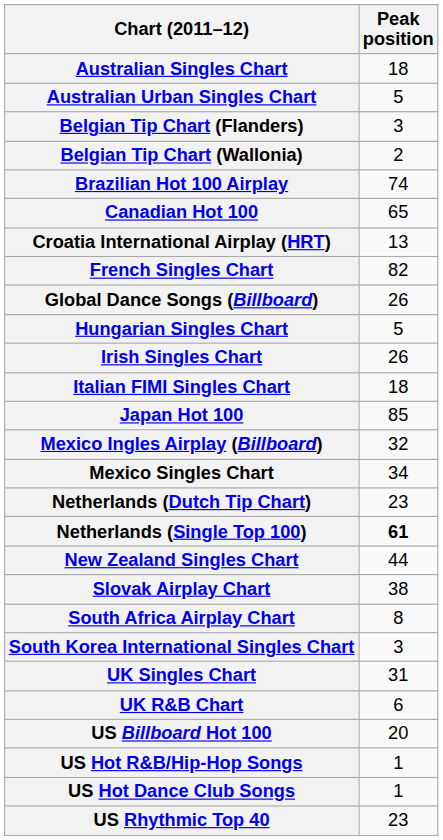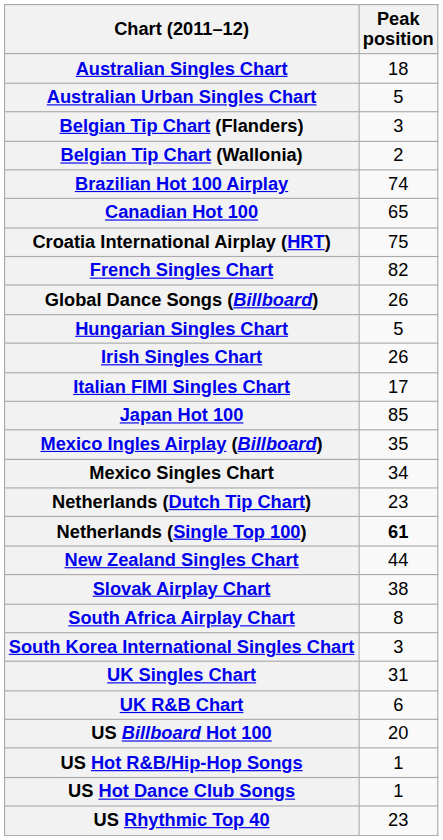(398, 241) 13 -> (398, 241) 75
(398, 386) 18 -> (398, 386) 17
(398, 444) 32 -> (398, 444) 35
